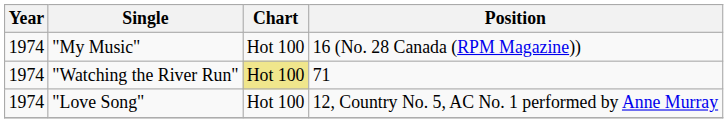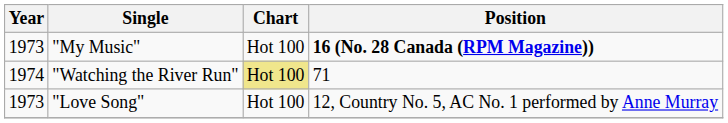(26, 46) 1974 -> (26, 46) 1973
(447, 46) normal -> (453, 46) bold
(26, 103) 1974 -> (26, 103) 1973
